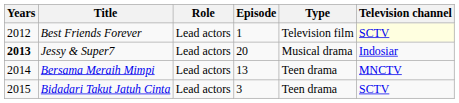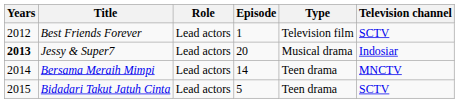(374, 32) lightyellow background -> (374, 32) no background
(242, 70) 13 -> (242, 70) 14
(239, 88) 3 -> (239, 88) 5
